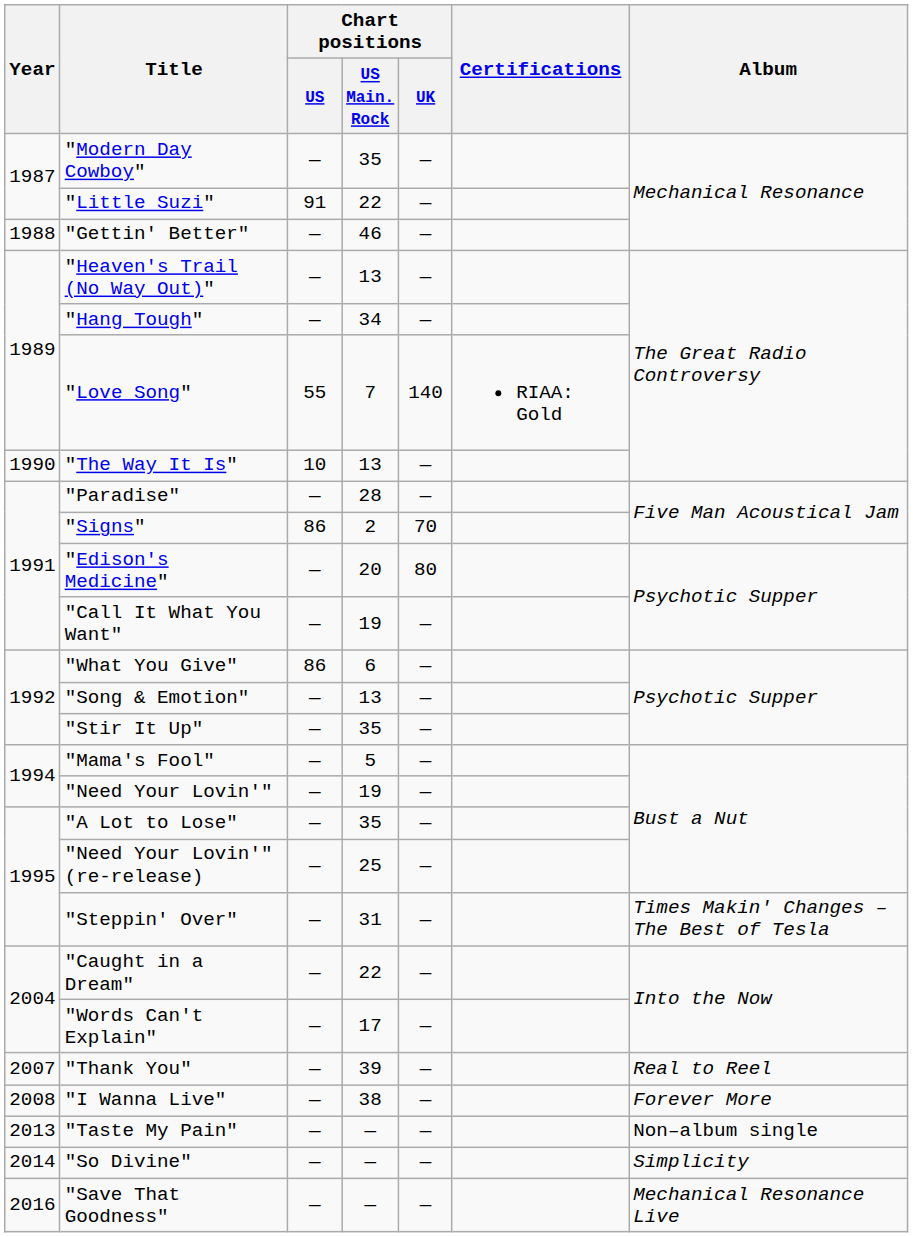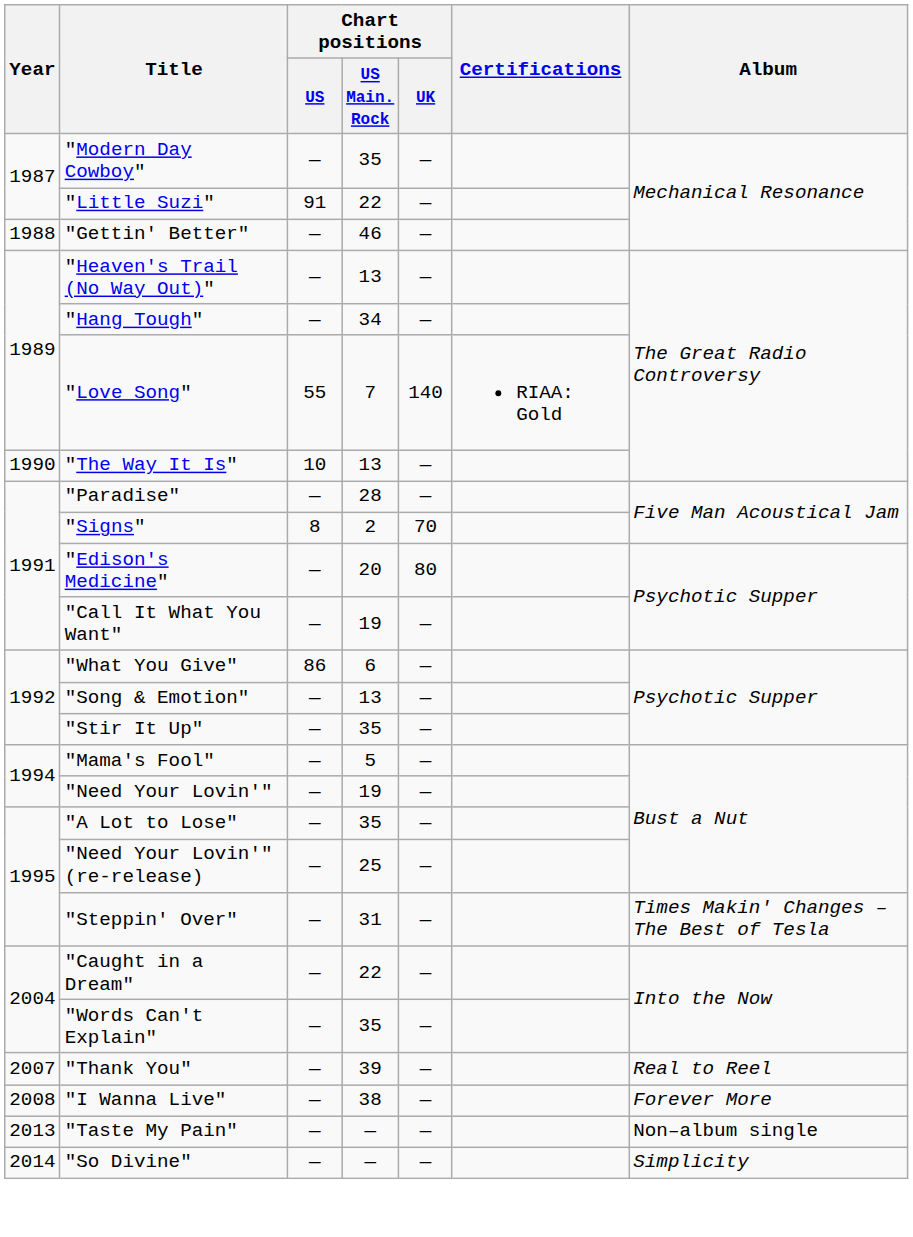(315, 528) 86 -> (315, 528) 8
(370, 1026) 17 -> (370, 1026) 35
- row: (122, 1205)
